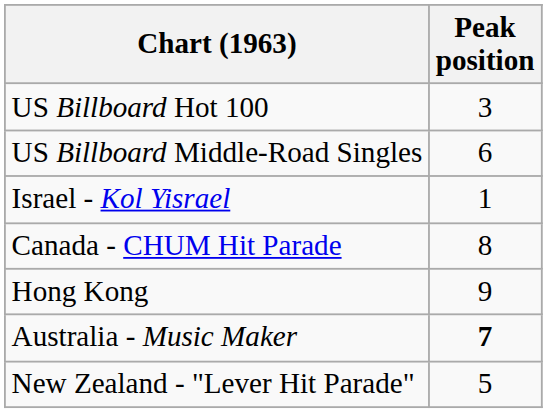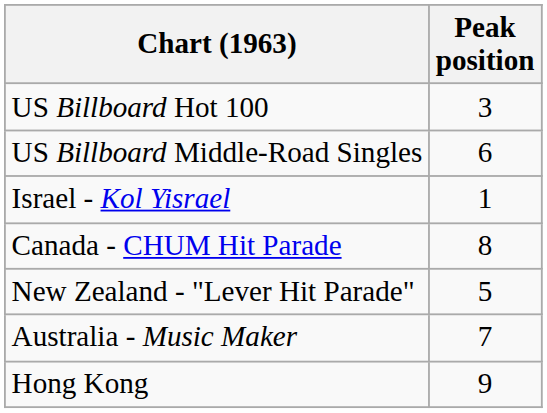rows swapped: (213, 383) <-> (80, 291)
(485, 337) bold -> (485, 337) normal
